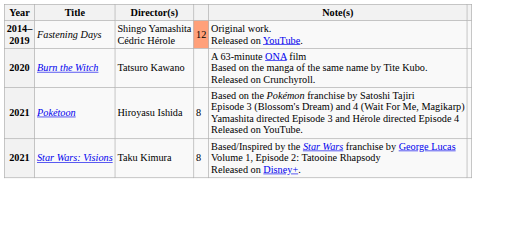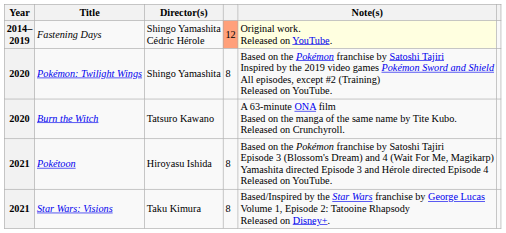(257, 34) no background -> (286, 34) lightyellow background
+ row: (90, 73)
